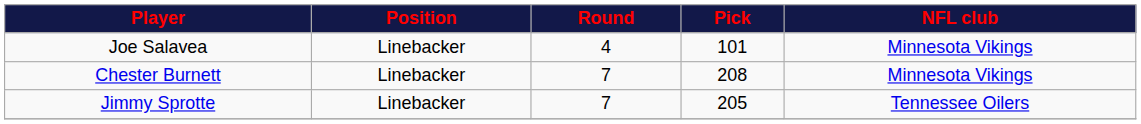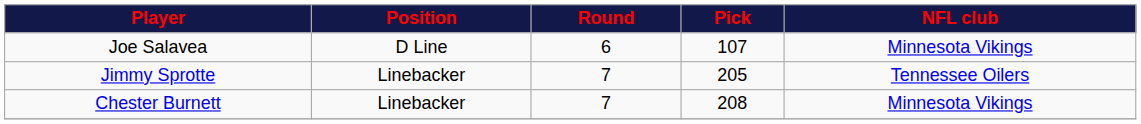(421, 47) Linebacker -> (421, 47) D Line
(606, 47) 4 -> (606, 47) 6
(732, 47) 101 -> (732, 47) 107
rows swapped: (158, 103) <-> (158, 75)
